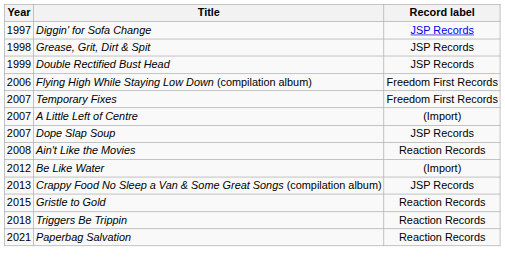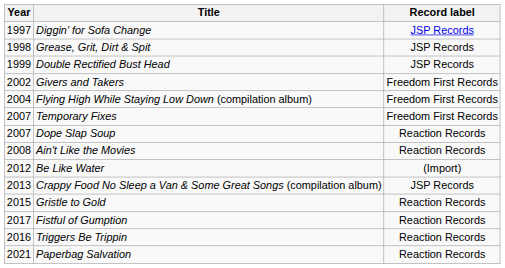+ row: (80, 82)
(19, 82) 2006 -> (19, 99) 2004
- row: (87, 116)
(442, 133) JSP Records -> (442, 133) Reaction Records
+ row: (82, 220)
(19, 220) 2018 -> (19, 237) 2016
